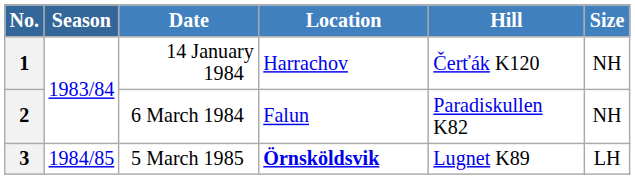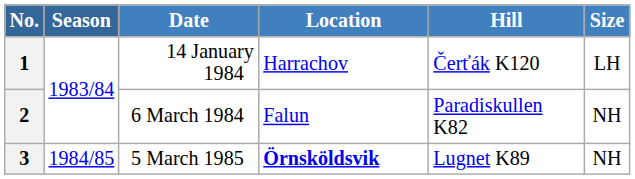(607, 63) NH -> (607, 63) LH
(607, 158) LH -> (607, 158) NH
